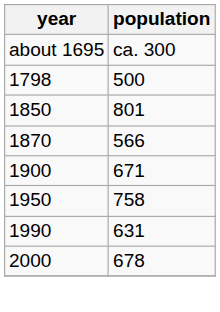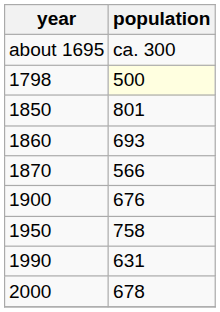(129, 79) no background -> (129, 79) lightyellow background
+ row: (30, 140)
(129, 170) 671 -> (129, 200) 676
